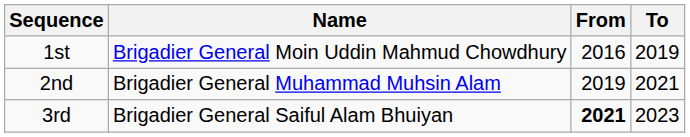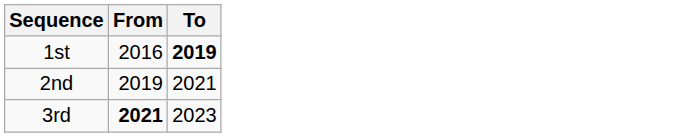- column: (340, 20)
(657, 52) normal -> (194, 52) bold
